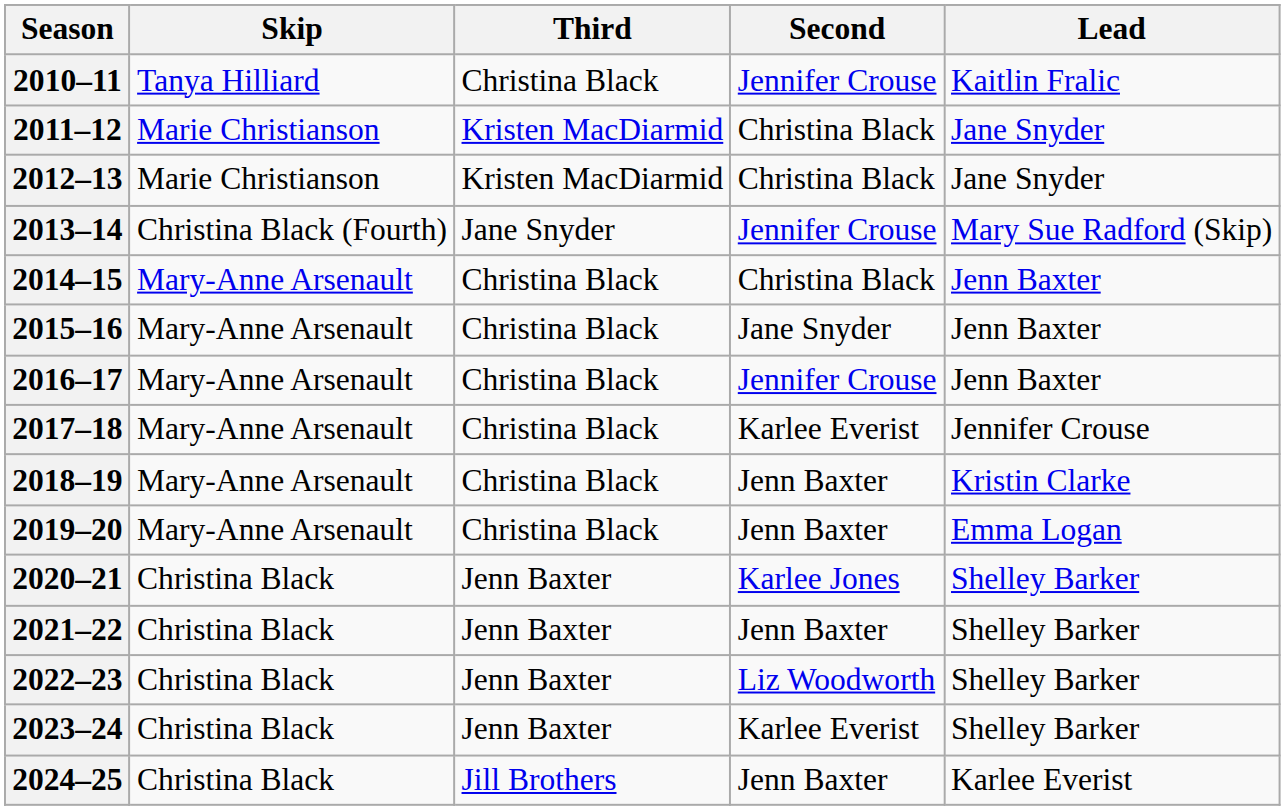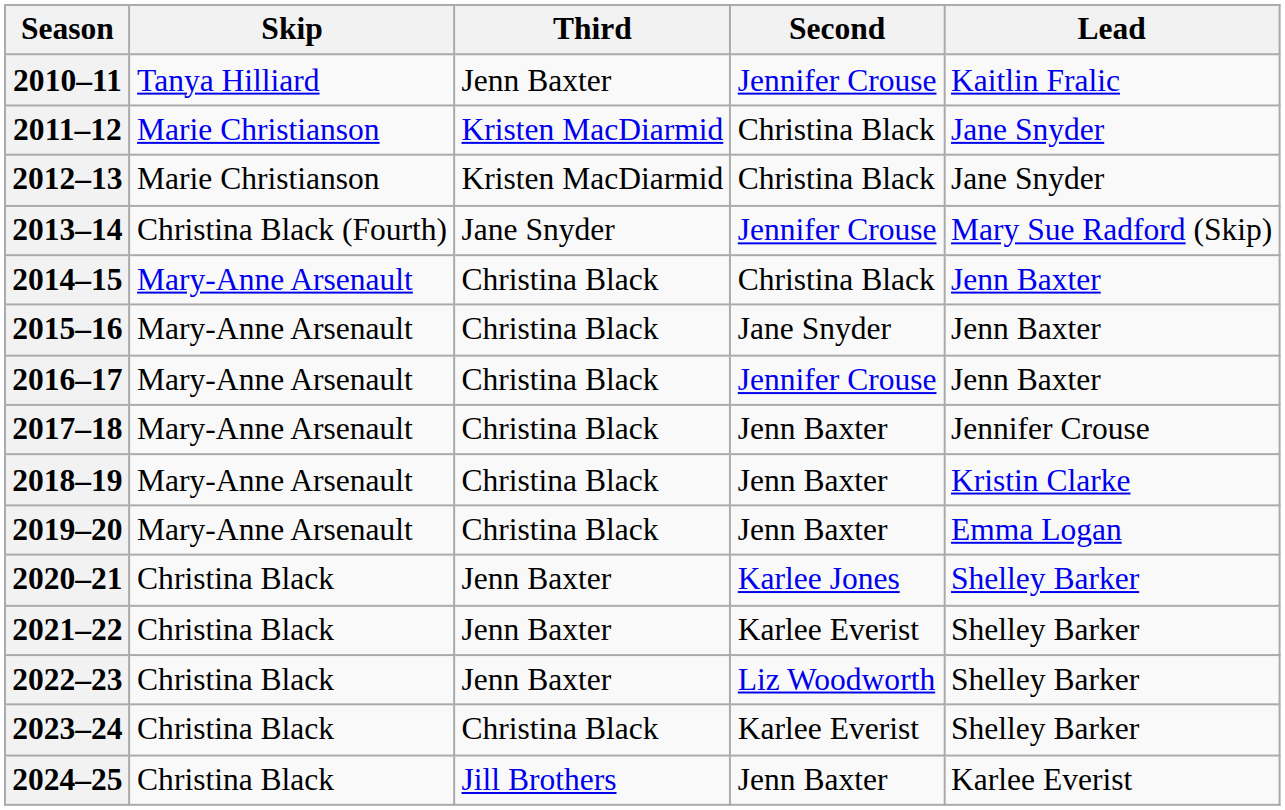(560, 79) Christina Black -> (536, 79) Jenn Baxter
(828, 429) Karlee Everist -> (813, 429) Jenn Baxter
(813, 629) Jenn Baxter -> (828, 629) Karlee Everist
(536, 729) Jenn Baxter -> (560, 729) Christina Black
